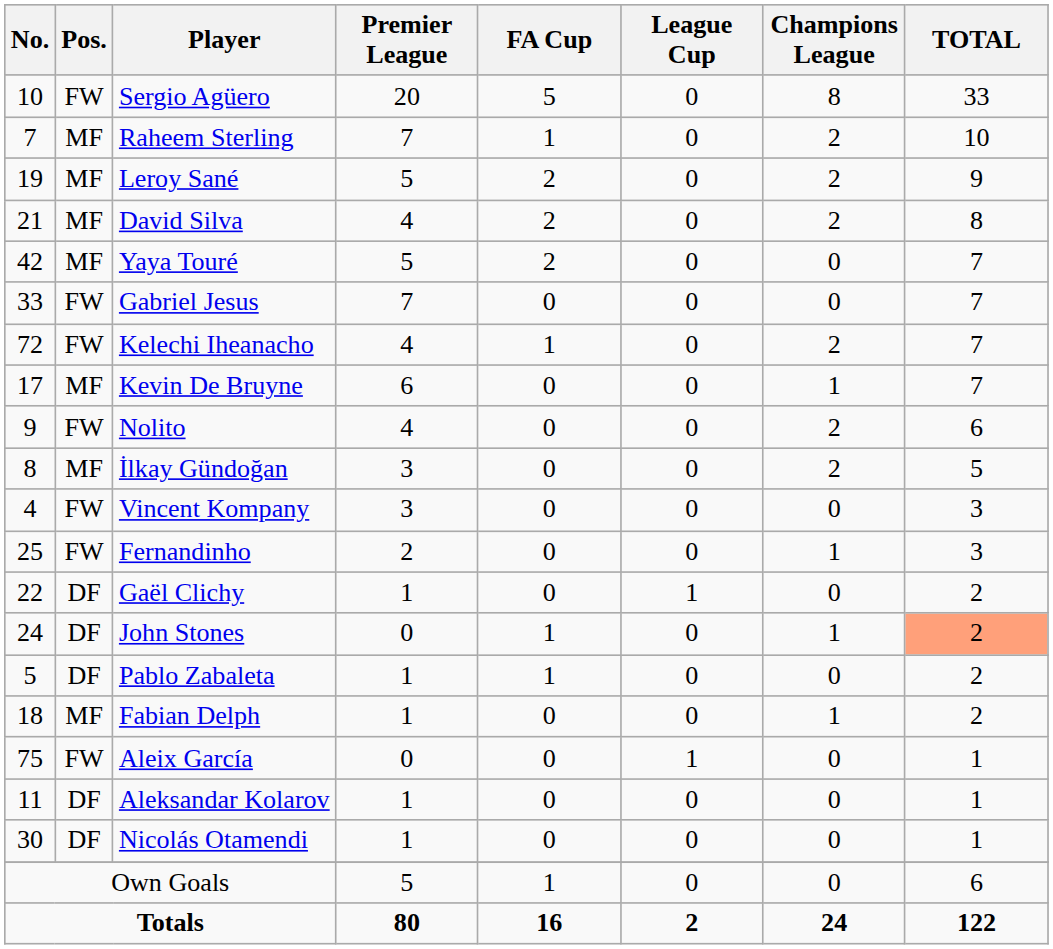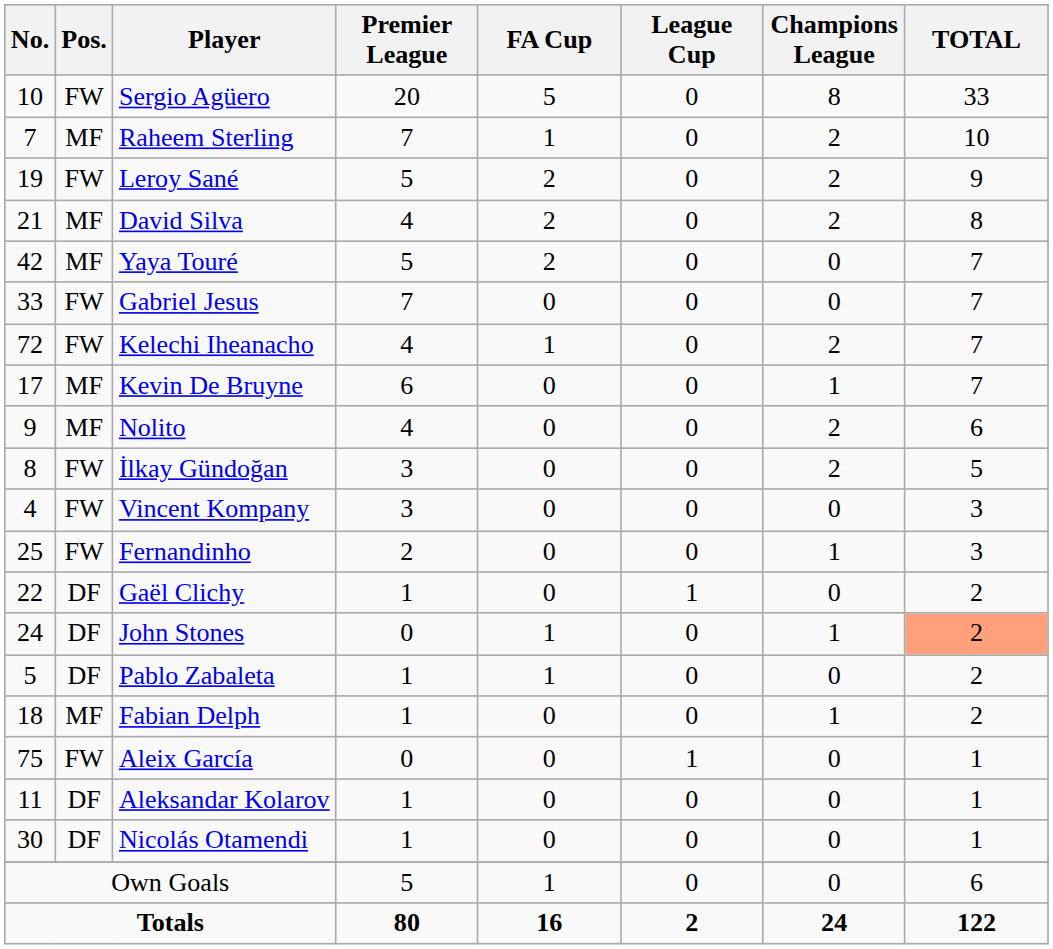(84, 178) MF -> (84, 178) FW
(84, 426) FW -> (84, 426) MF
(84, 468) MF -> (84, 468) FW
